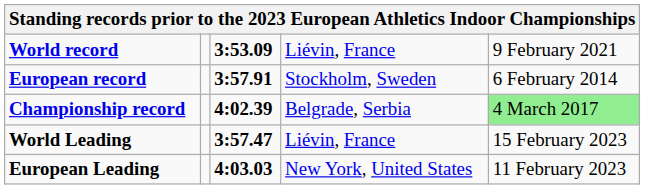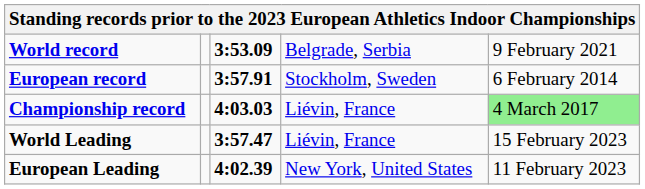(340, 49) Liévin, France -> (348, 49) Belgrade, Serbia
(243, 109) 4:02.39 -> (243, 109) 4:03.03
(348, 109) Belgrade, Serbia -> (340, 109) Liévin, France
(243, 169) 4:03.03 -> (243, 169) 4:02.39
